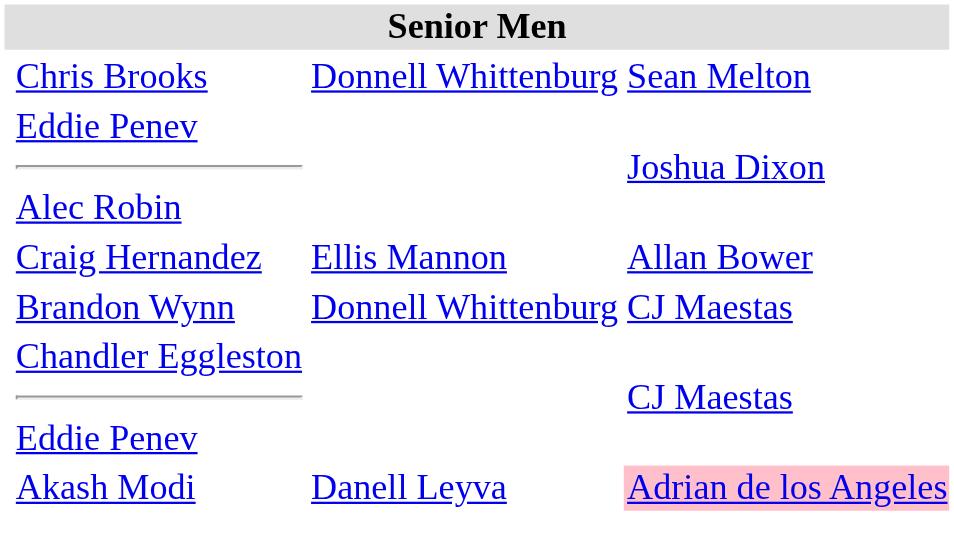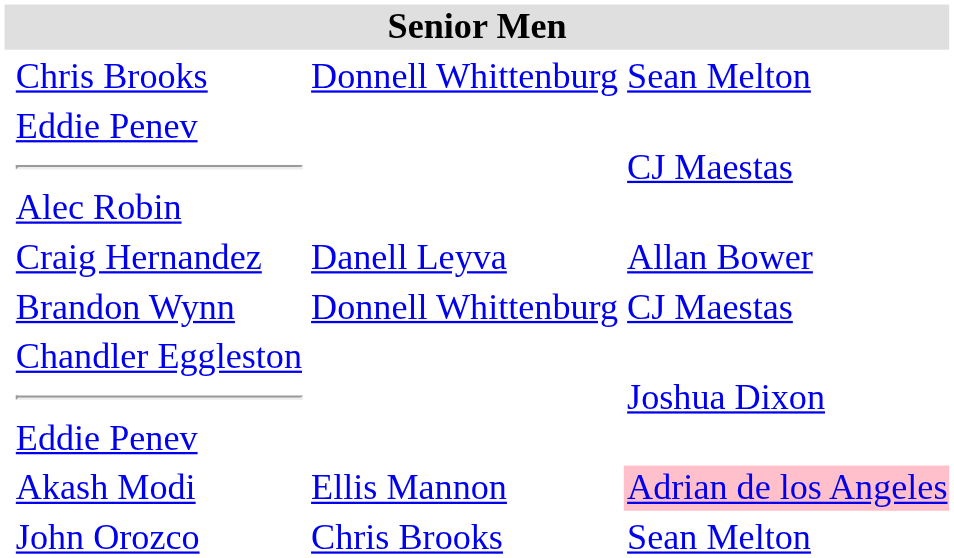(726, 166) Joshua Dixon -> (710, 166) CJ Maestas
(409, 257) Ellis Mannon -> (409, 257) Danell Leyva
(710, 397) CJ Maestas -> (726, 397) Joshua Dixon
(409, 487) Danell Leyva -> (409, 487) Ellis Mannon
+ row: (108, 537)
